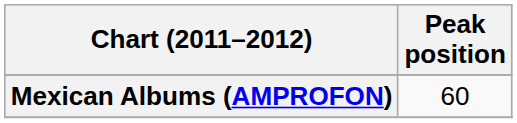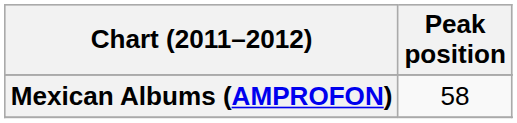(455, 95) 60 -> (455, 95) 58
